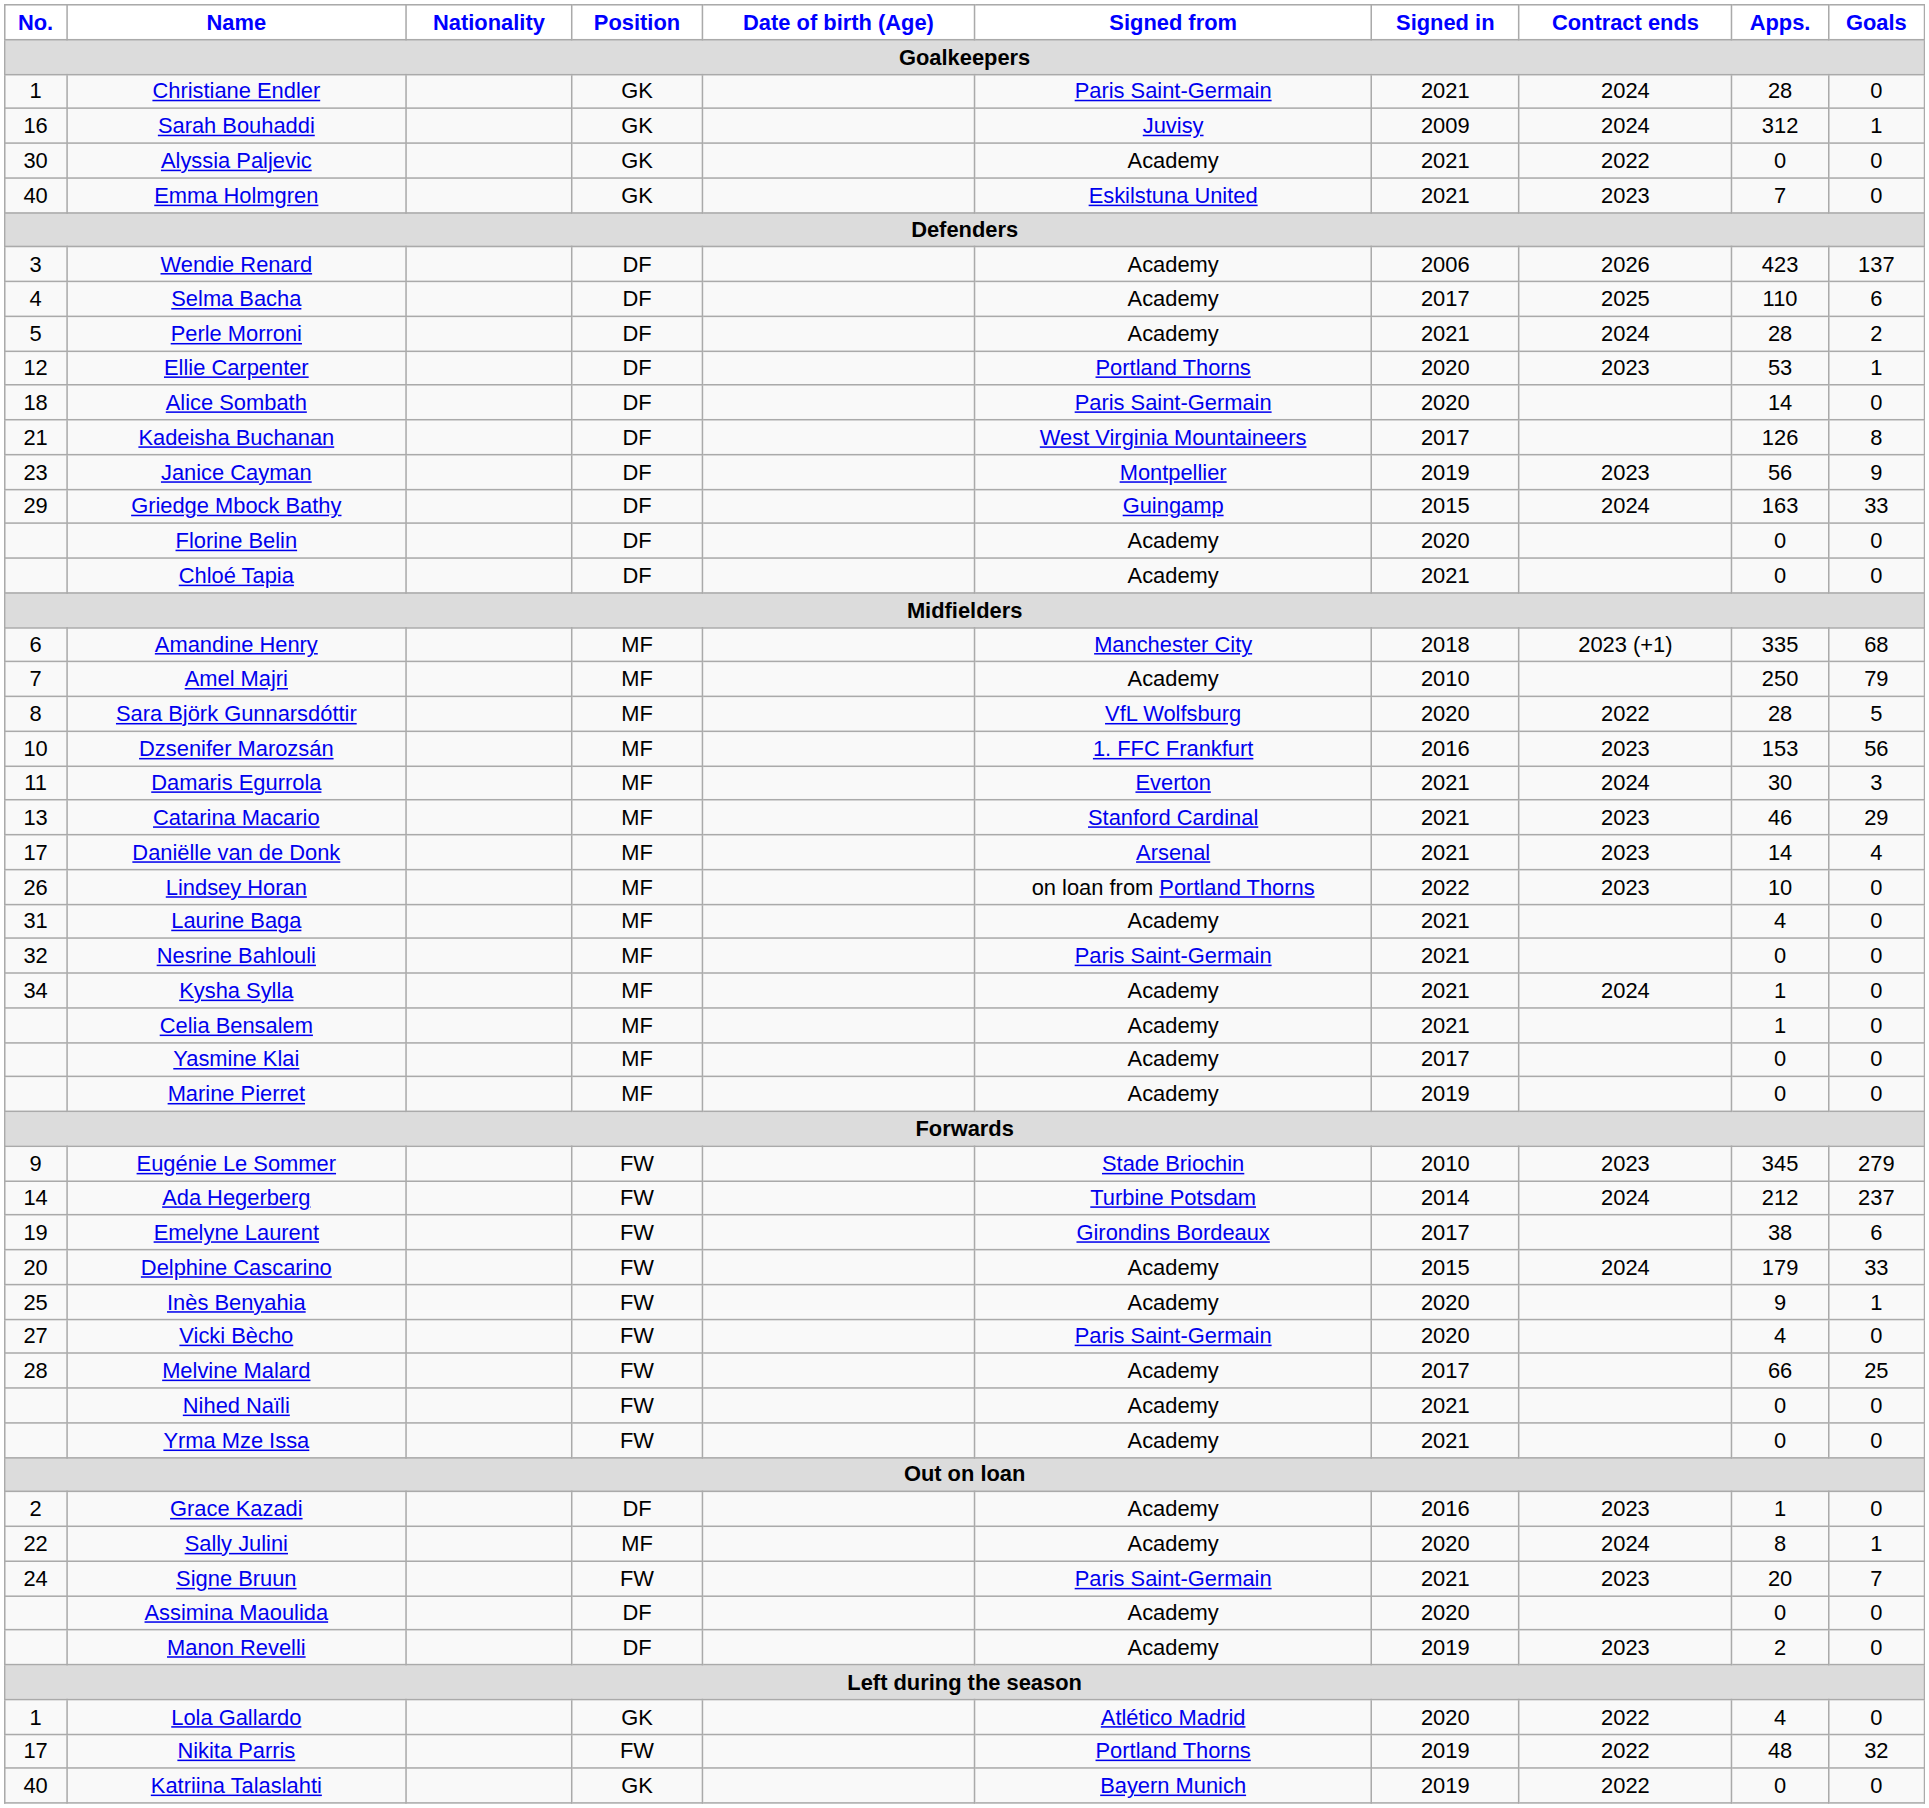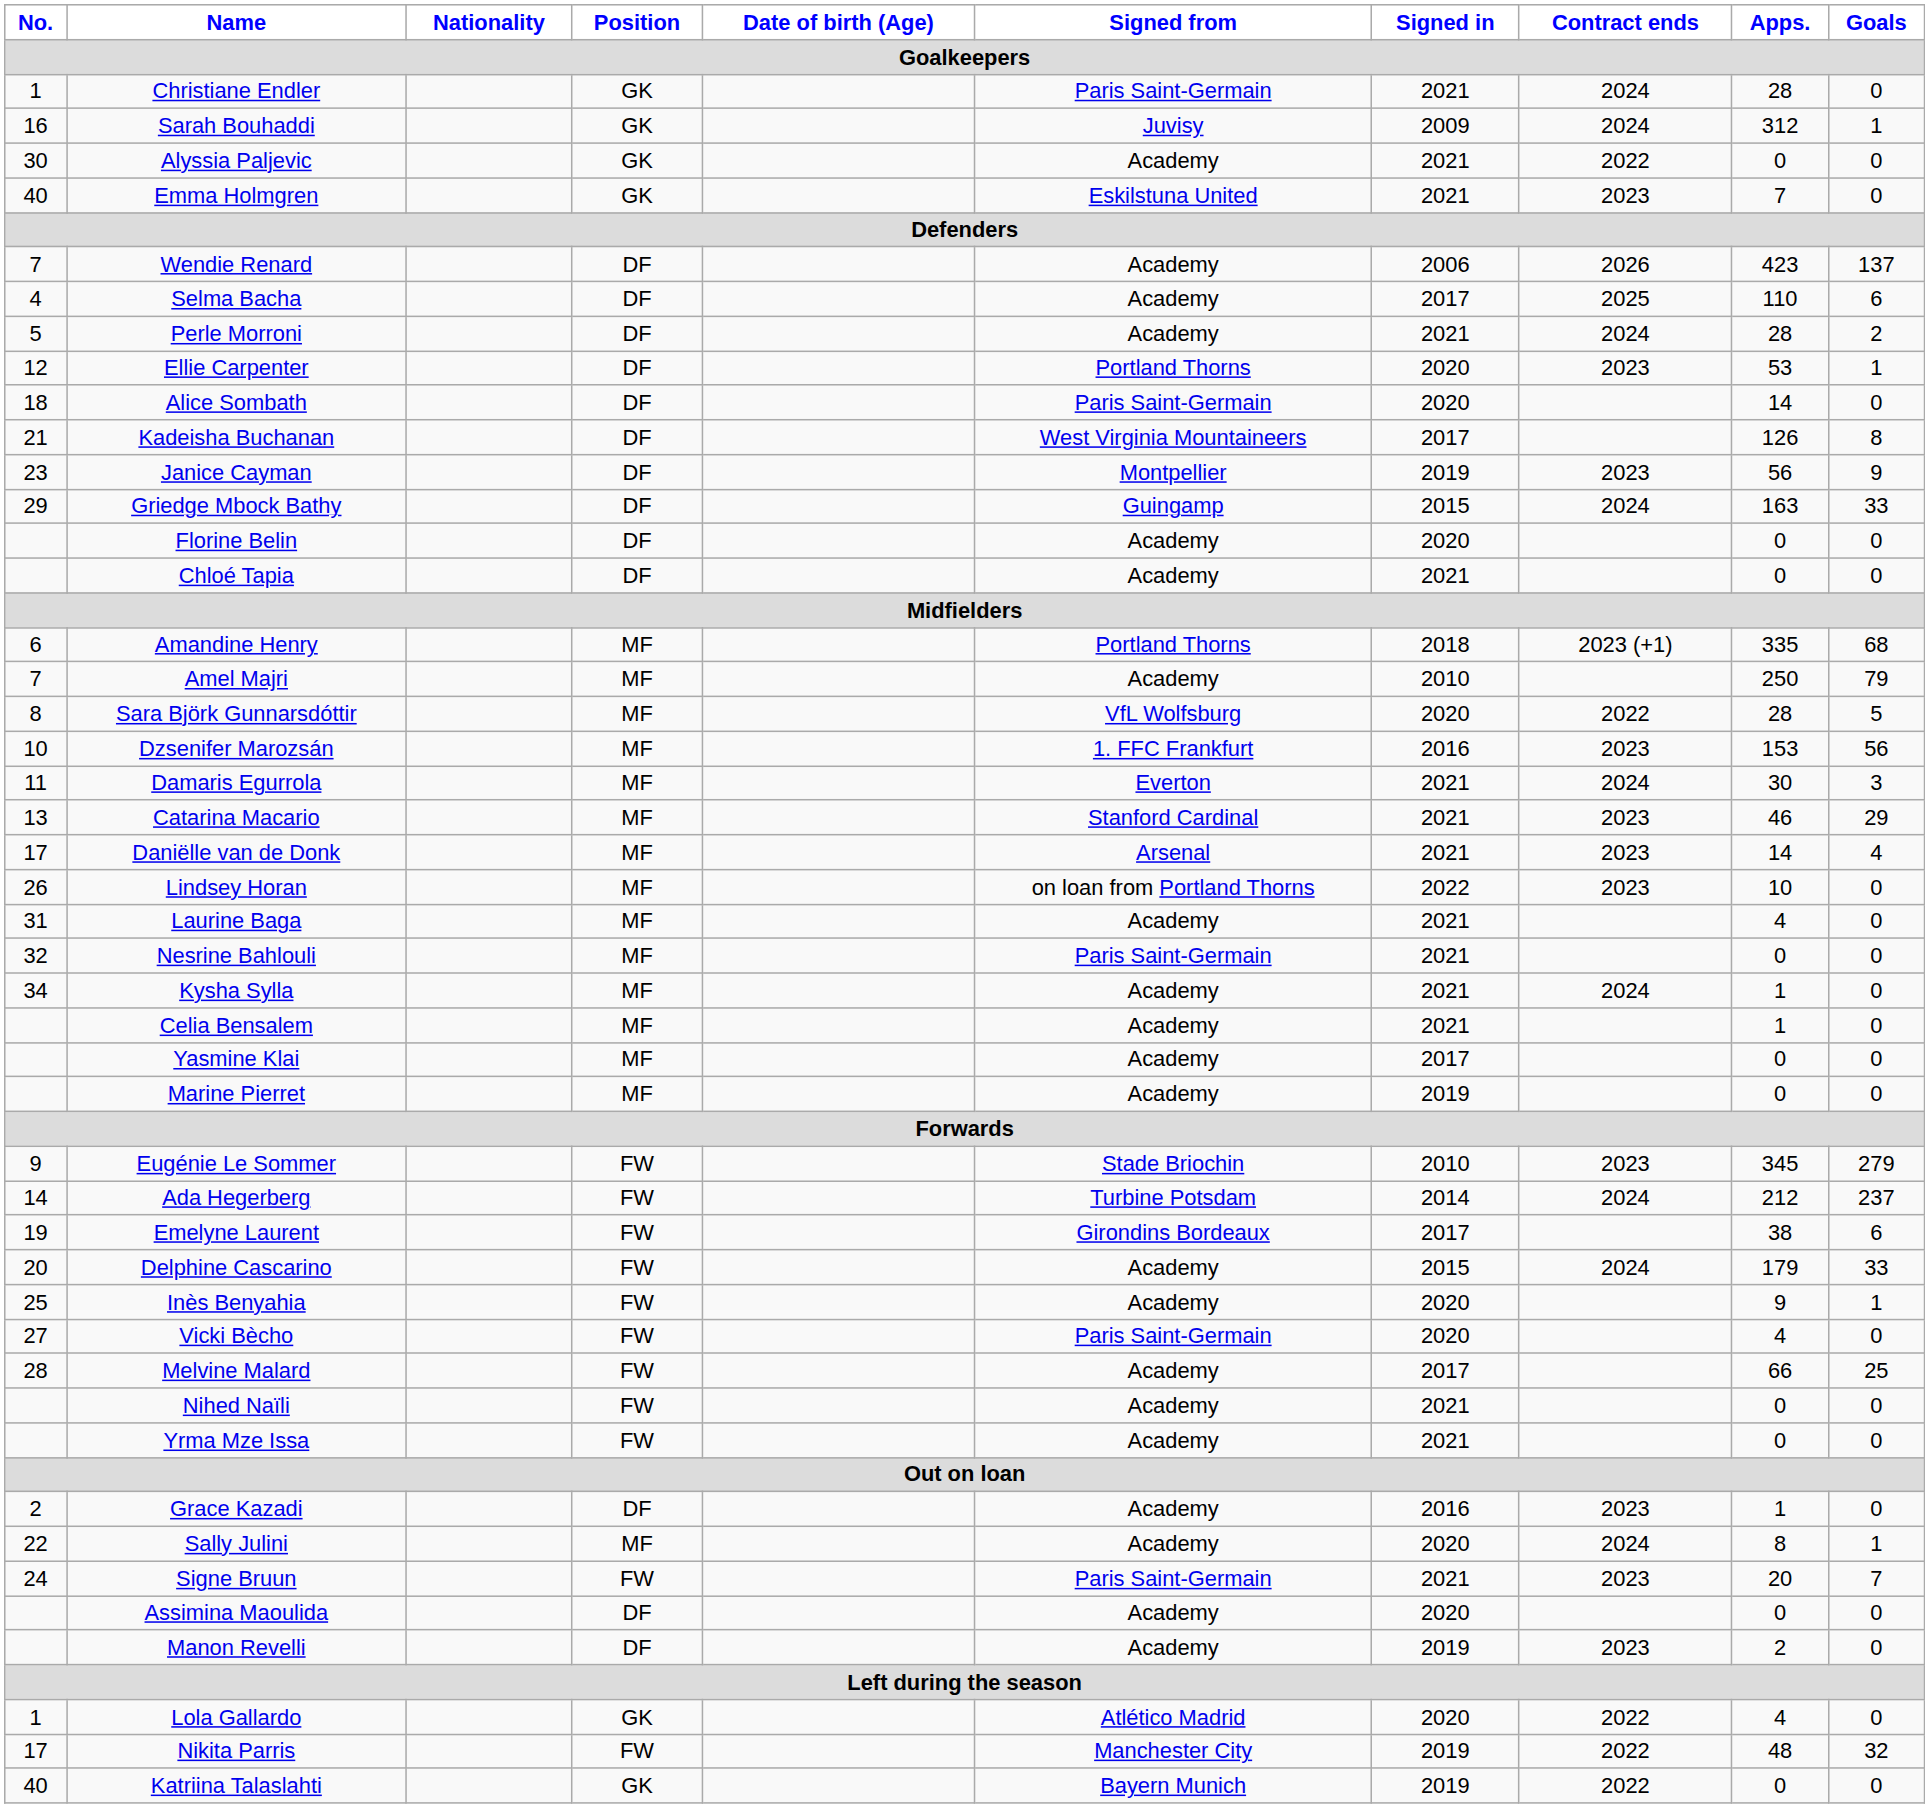(36, 265) 3 -> (36, 265) 7
(1173, 645) Manchester City -> (1173, 645) Portland Thorns
(1173, 1751) Portland Thorns -> (1173, 1751) Manchester City
